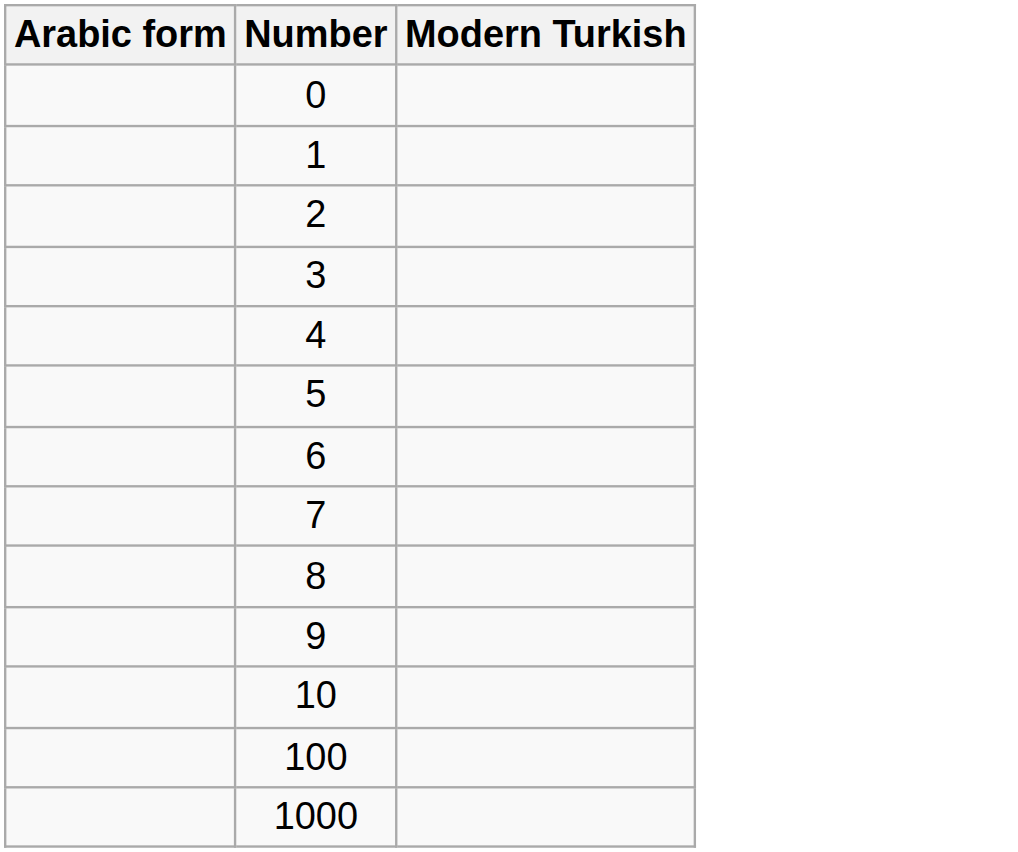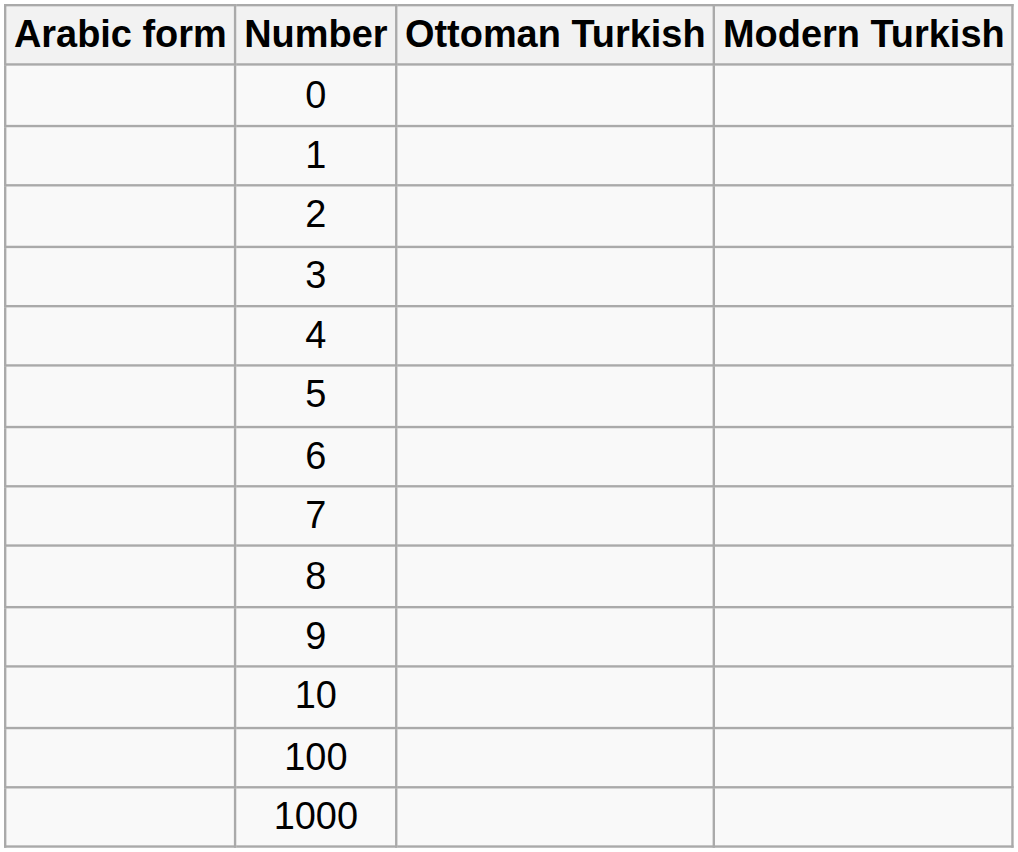+ column: (555, 34)
